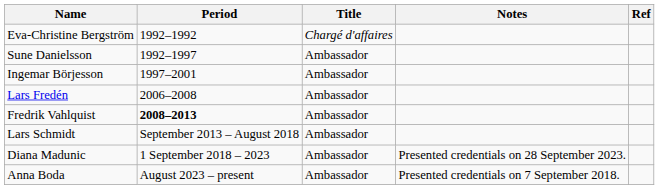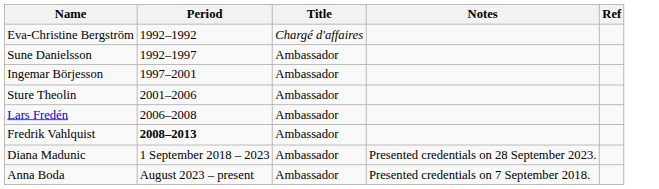+ row: (42, 94)
- row: (41, 134)
